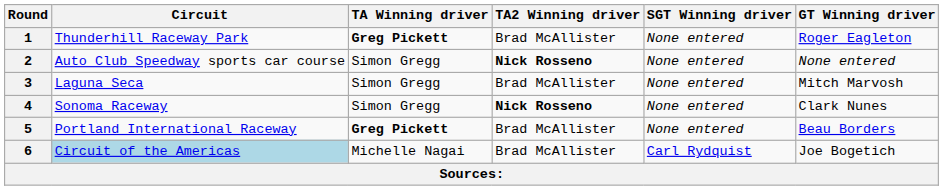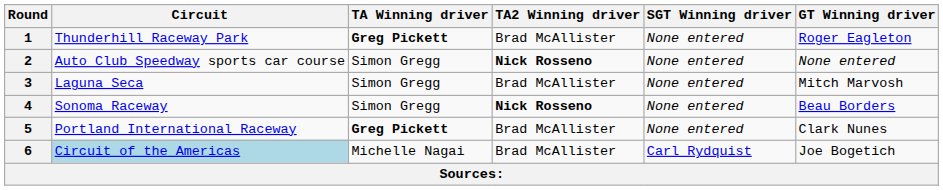(843, 106) Clark Nunes -> (847, 106) Beau Borders
(847, 129) Beau Borders -> (843, 129) Clark Nunes
